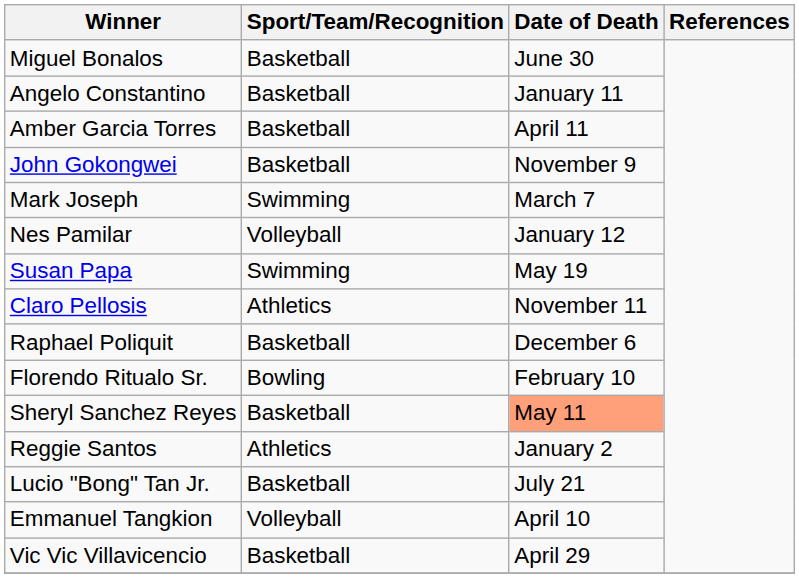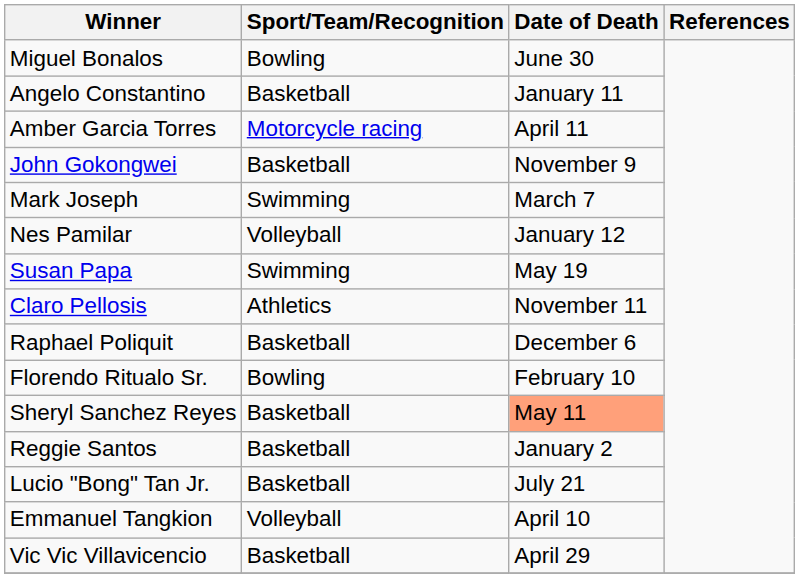(298, 57) Basketball -> (286, 57) Bowling
(298, 128) Basketball -> (335, 128) Motorcycle racing
(289, 448) Athletics -> (298, 448) Basketball
